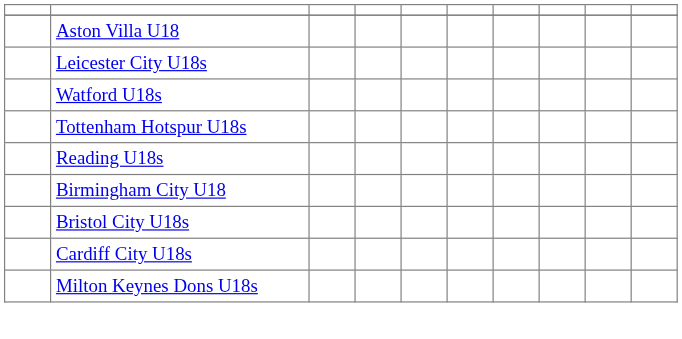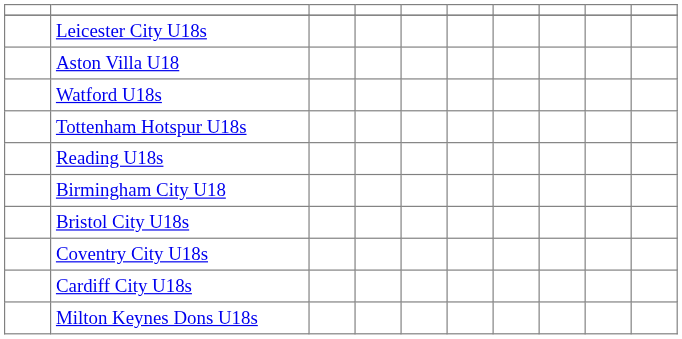rows swapped: (118, 31) <-> (131, 62)
+ row: (132, 254)
